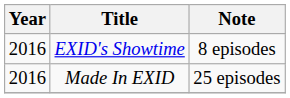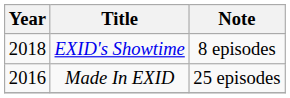(27, 48) 2016 -> (27, 48) 2018
